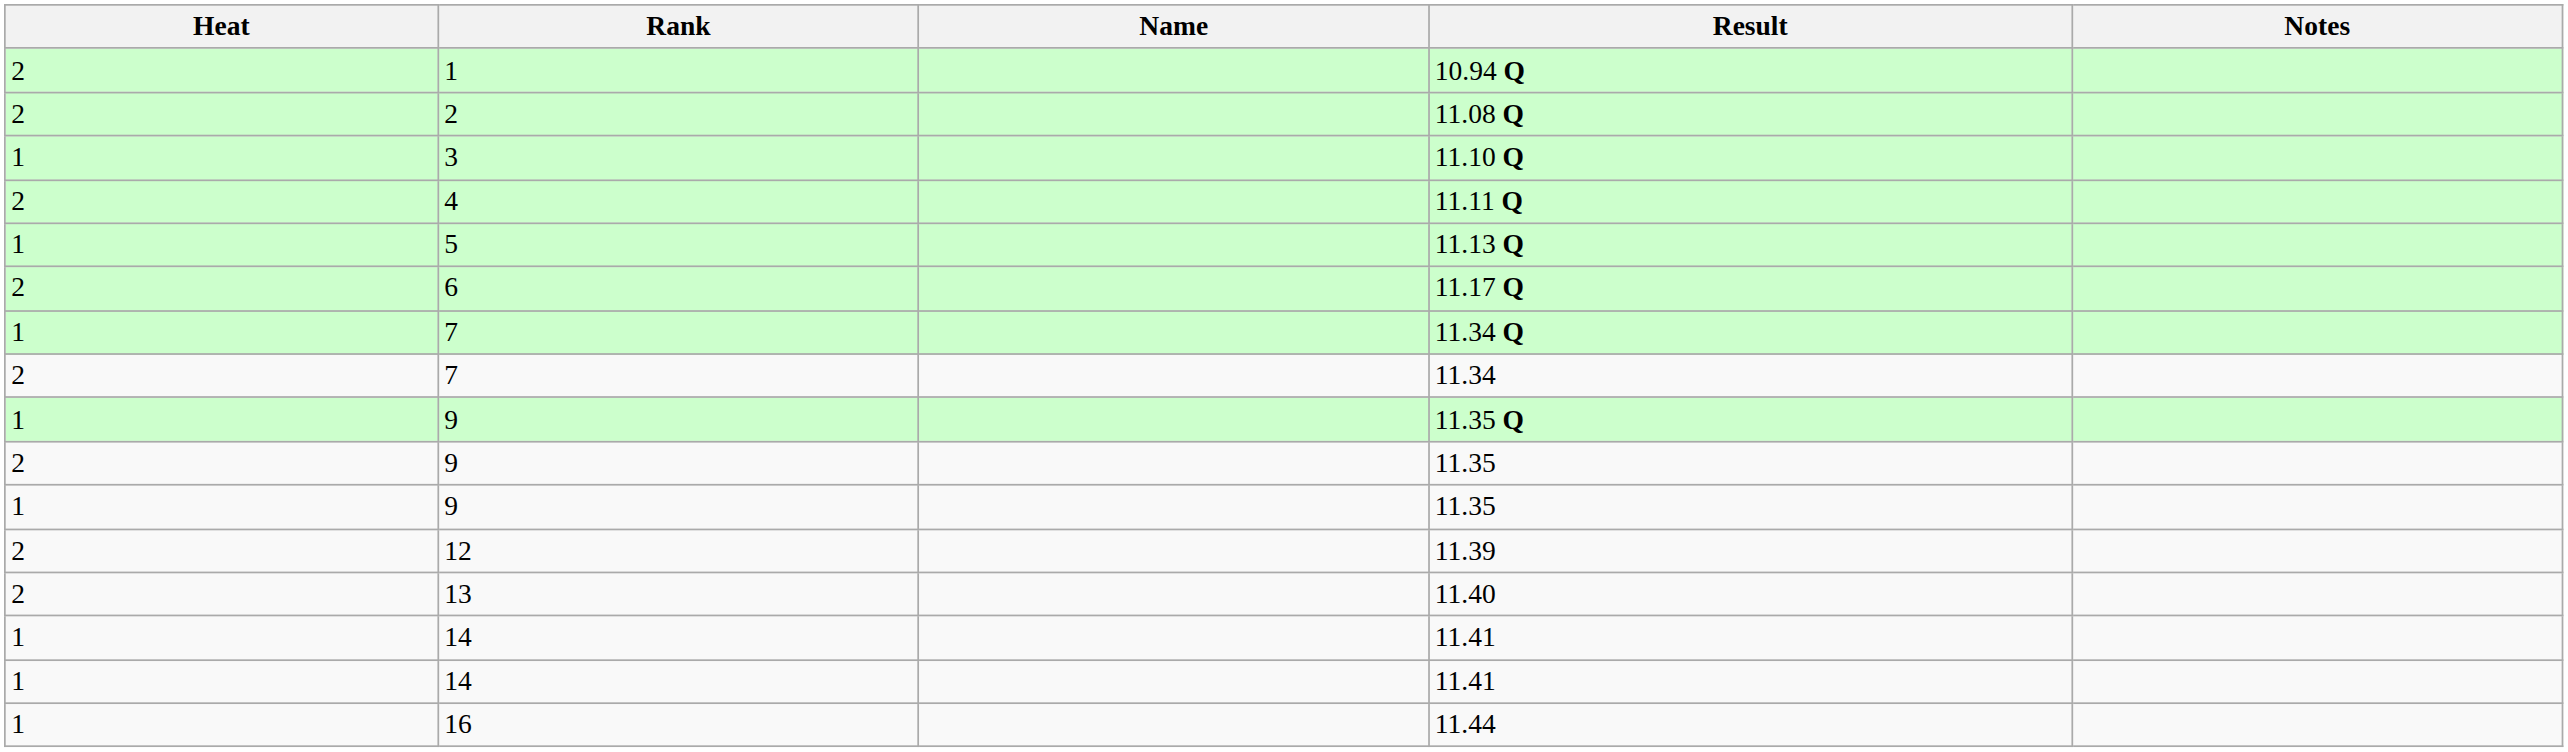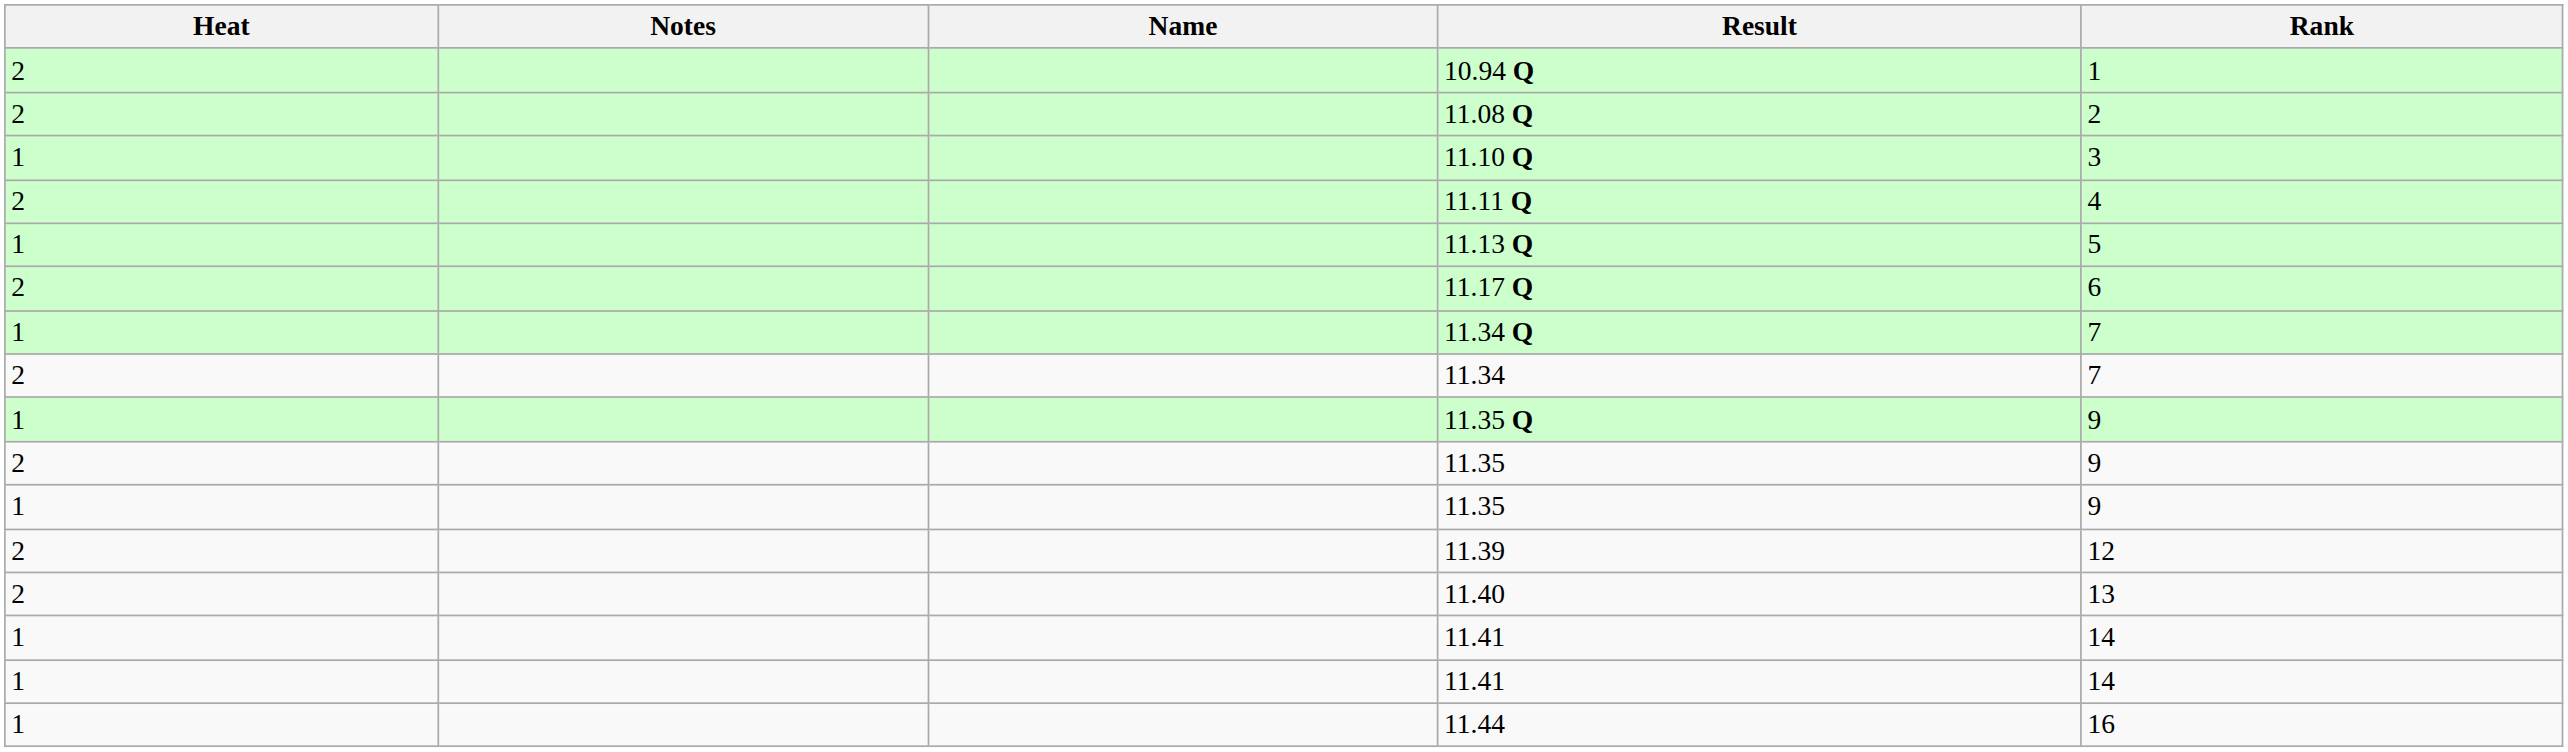columns swapped: (678, 26) <-> (2317, 26)
